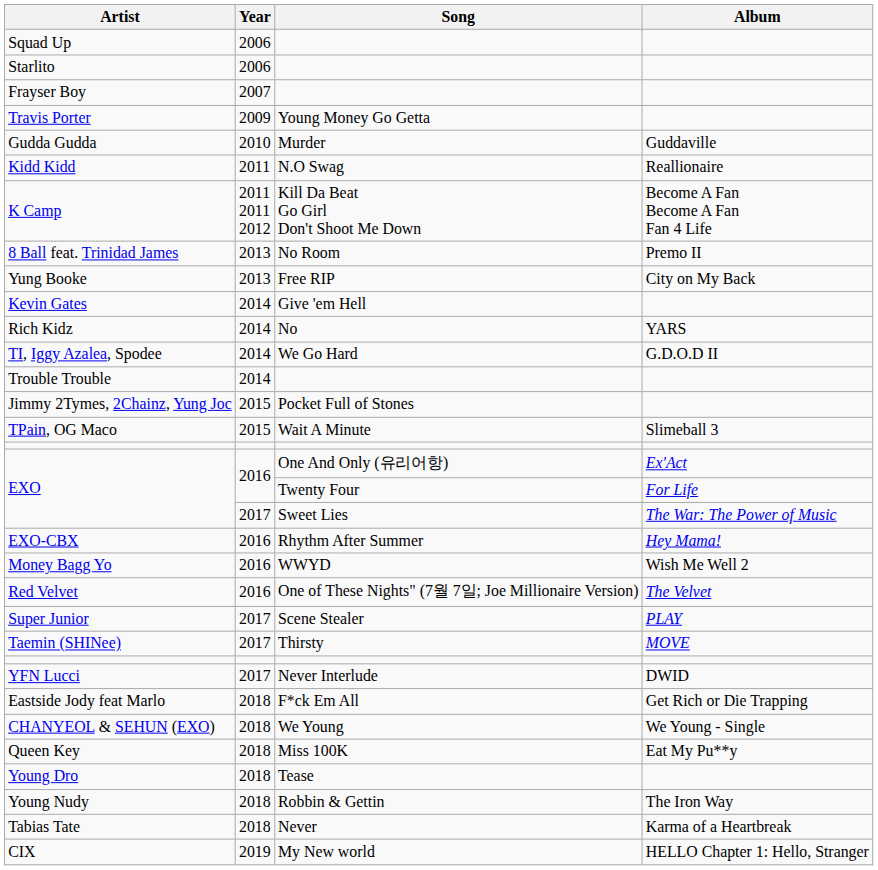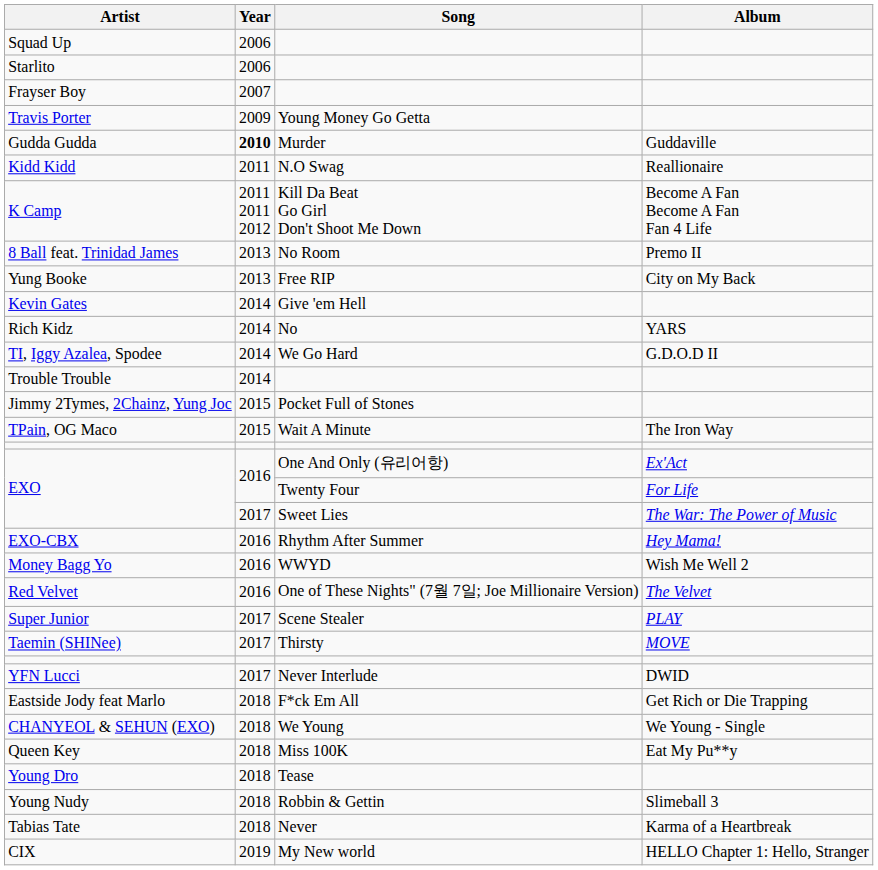(255, 142) normal -> (255, 142) bold
(682, 429) Slimeball 3 -> (689, 429) The Iron Way
(689, 801) The Iron Way -> (682, 801) Slimeball 3
